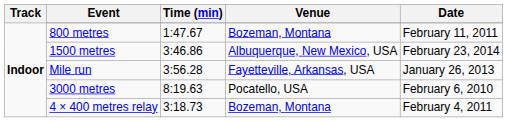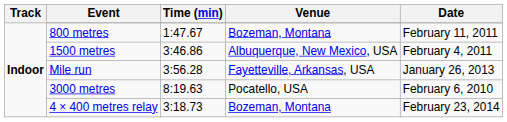(451, 51) February 23, 2014 -> (447, 51) February 4, 2011
(447, 107) February 4, 2011 -> (451, 107) February 23, 2014
